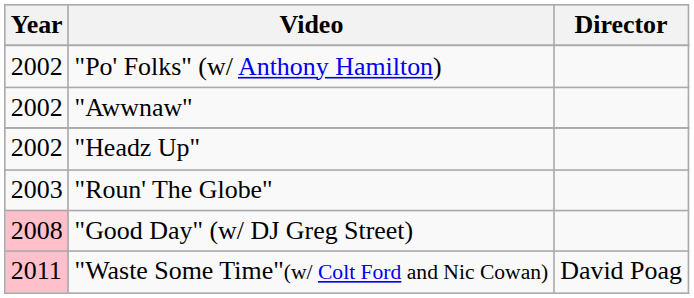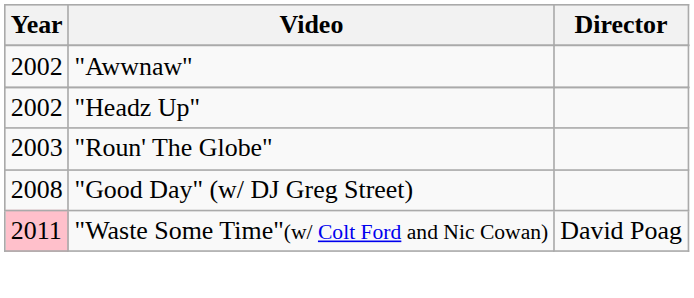- row: (258, 66)
(37, 230) pink background -> (37, 189) no background
